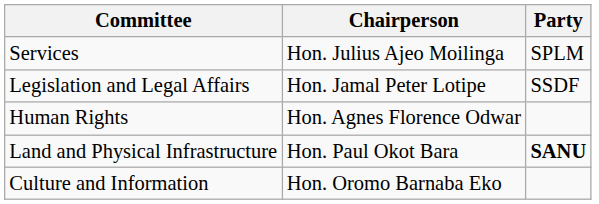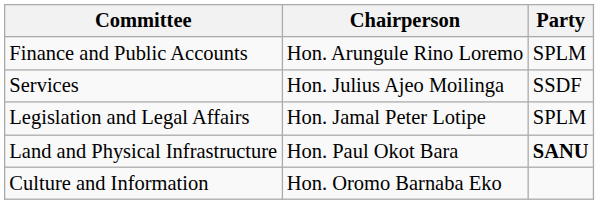+ row: (129, 53)
(557, 53) SPLM -> (557, 85) SSDF
(555, 85) SSDF -> (559, 118) SPLM
- row: (69, 118)
